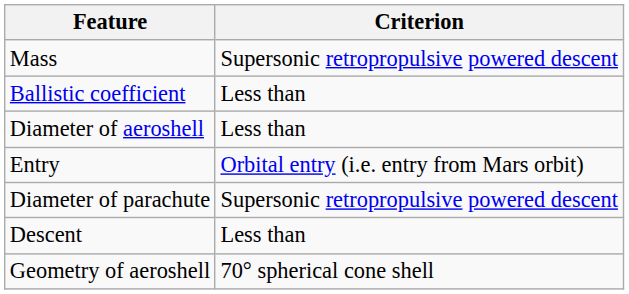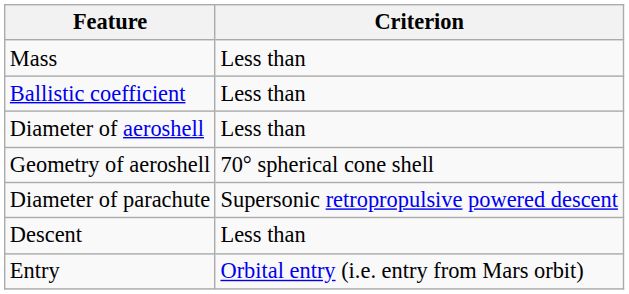(419, 57) Supersonic retropropulsive powered descent -> (263, 57) Less than
rows swapped: (110, 270) <-> (35, 164)
